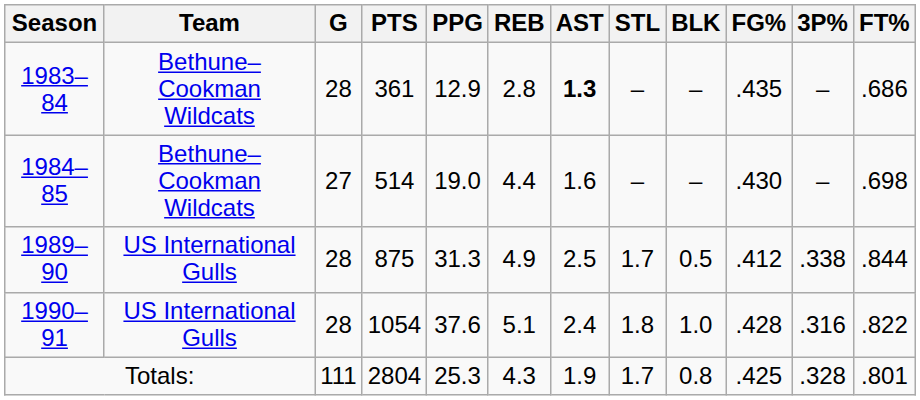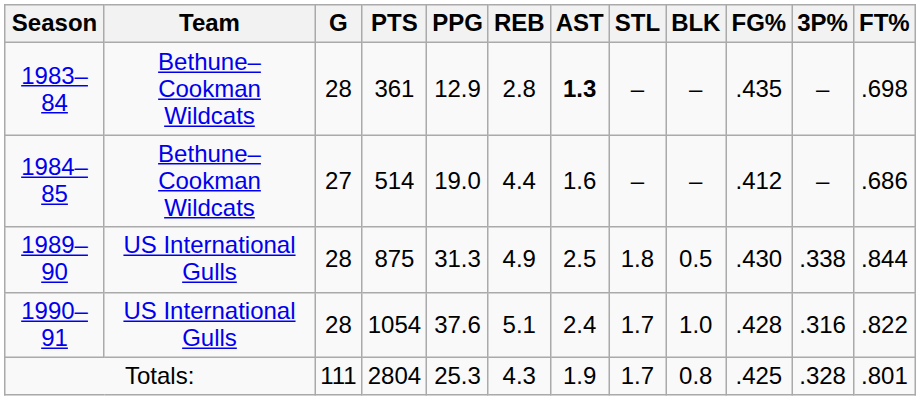(884, 88) .686 -> (884, 88) .698
(759, 180) .430 -> (759, 180) .412
(884, 180) .698 -> (884, 180) .686
(637, 259) 1.7 -> (637, 259) 1.8
(759, 259) .412 -> (759, 259) .430
(637, 324) 1.8 -> (637, 324) 1.7
